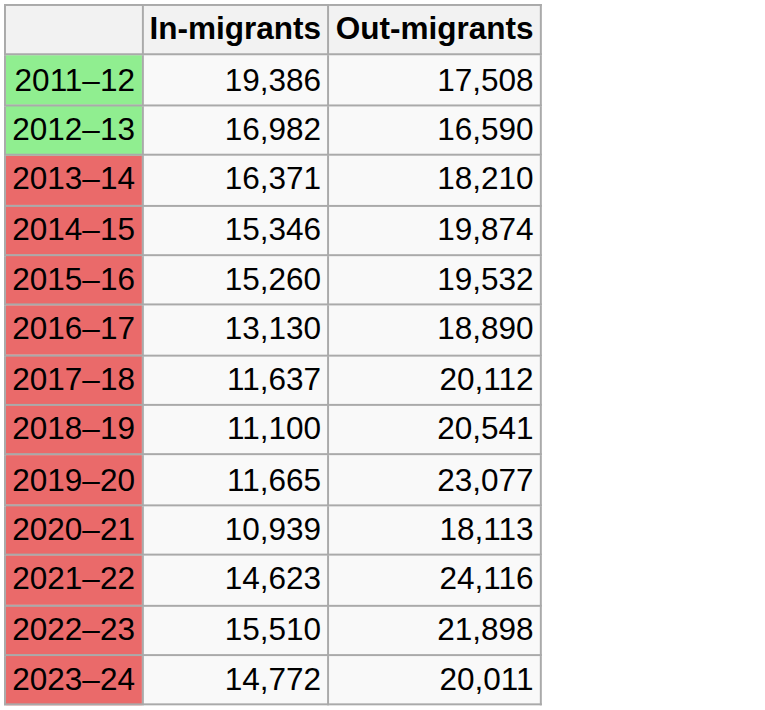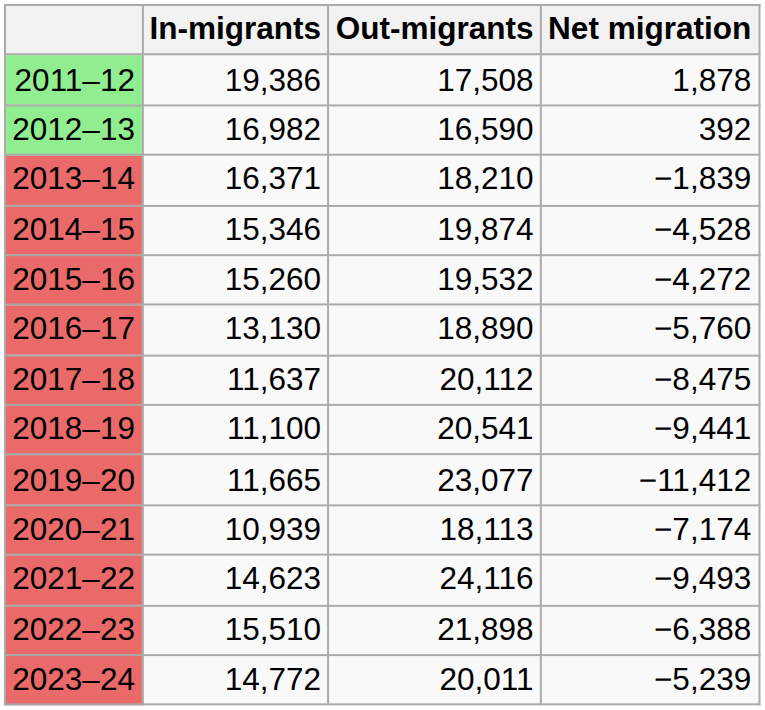+ column: (650, 29)
